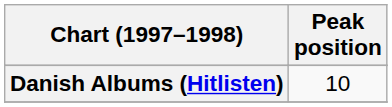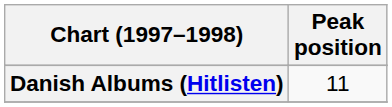(338, 83) 10 -> (338, 83) 11
